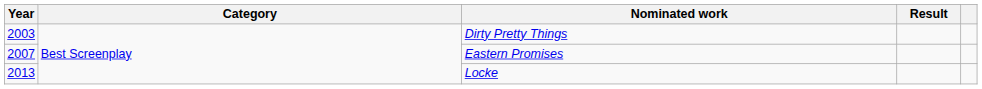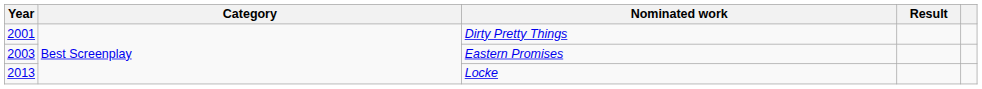(21, 34) 2003 -> (21, 34) 2001
(21, 53) 2007 -> (21, 53) 2003
